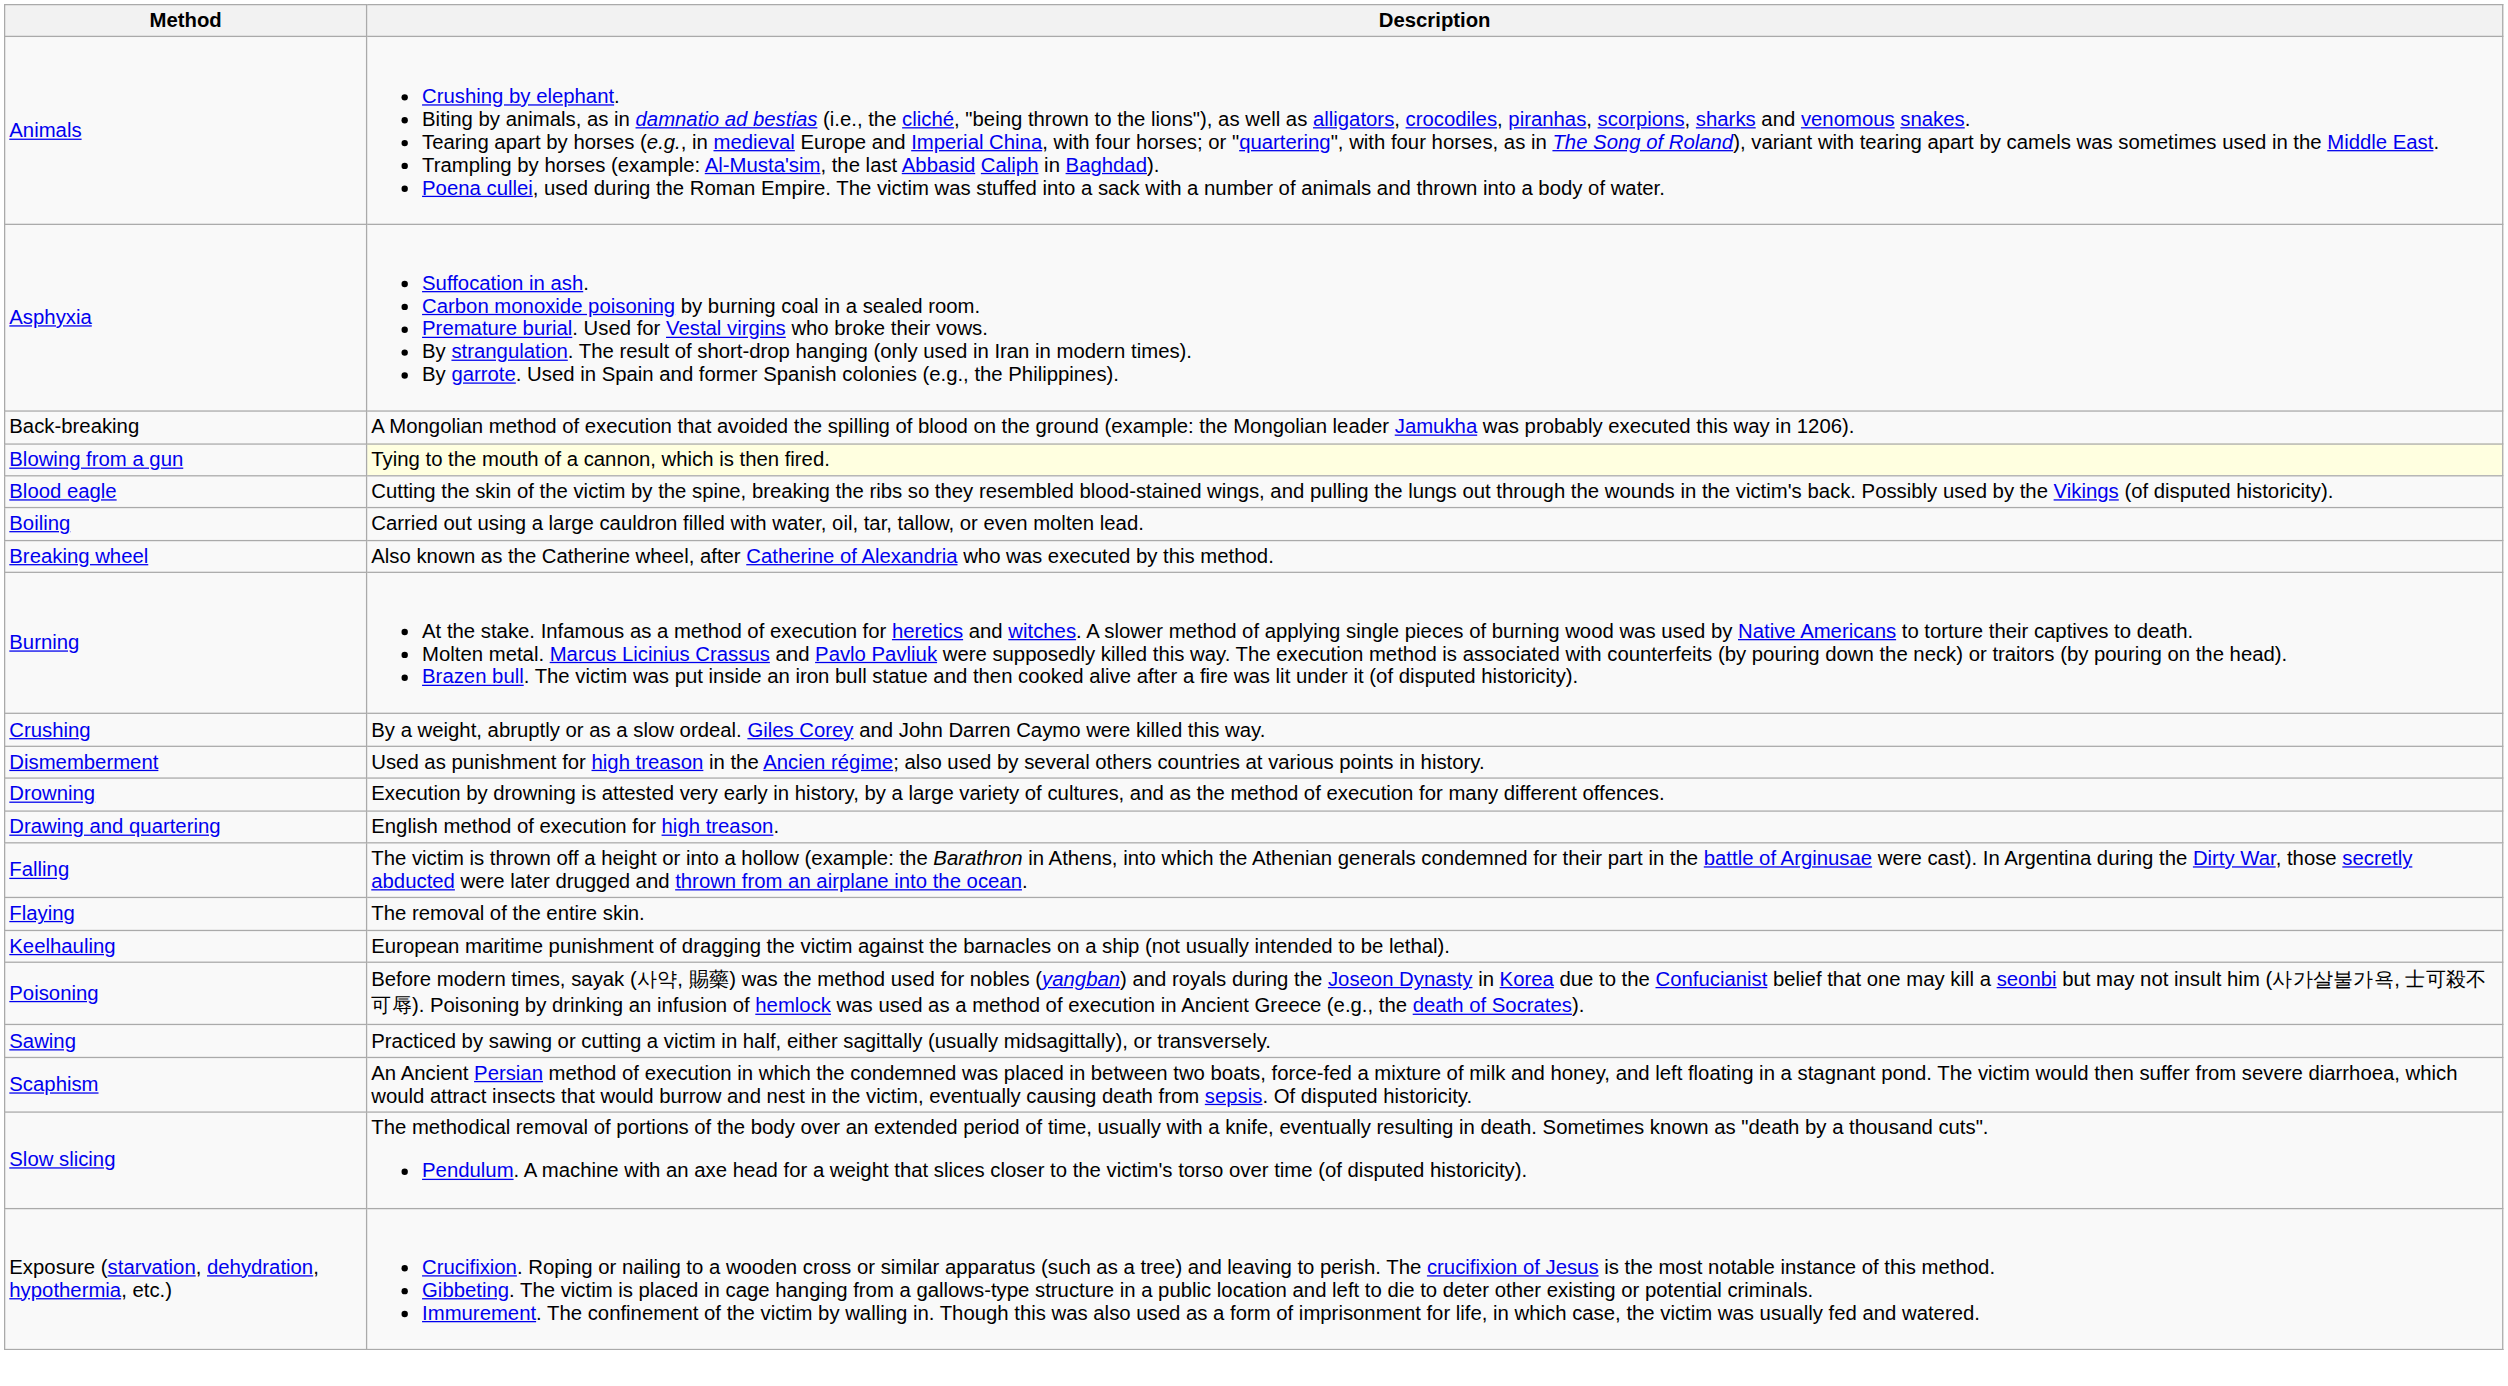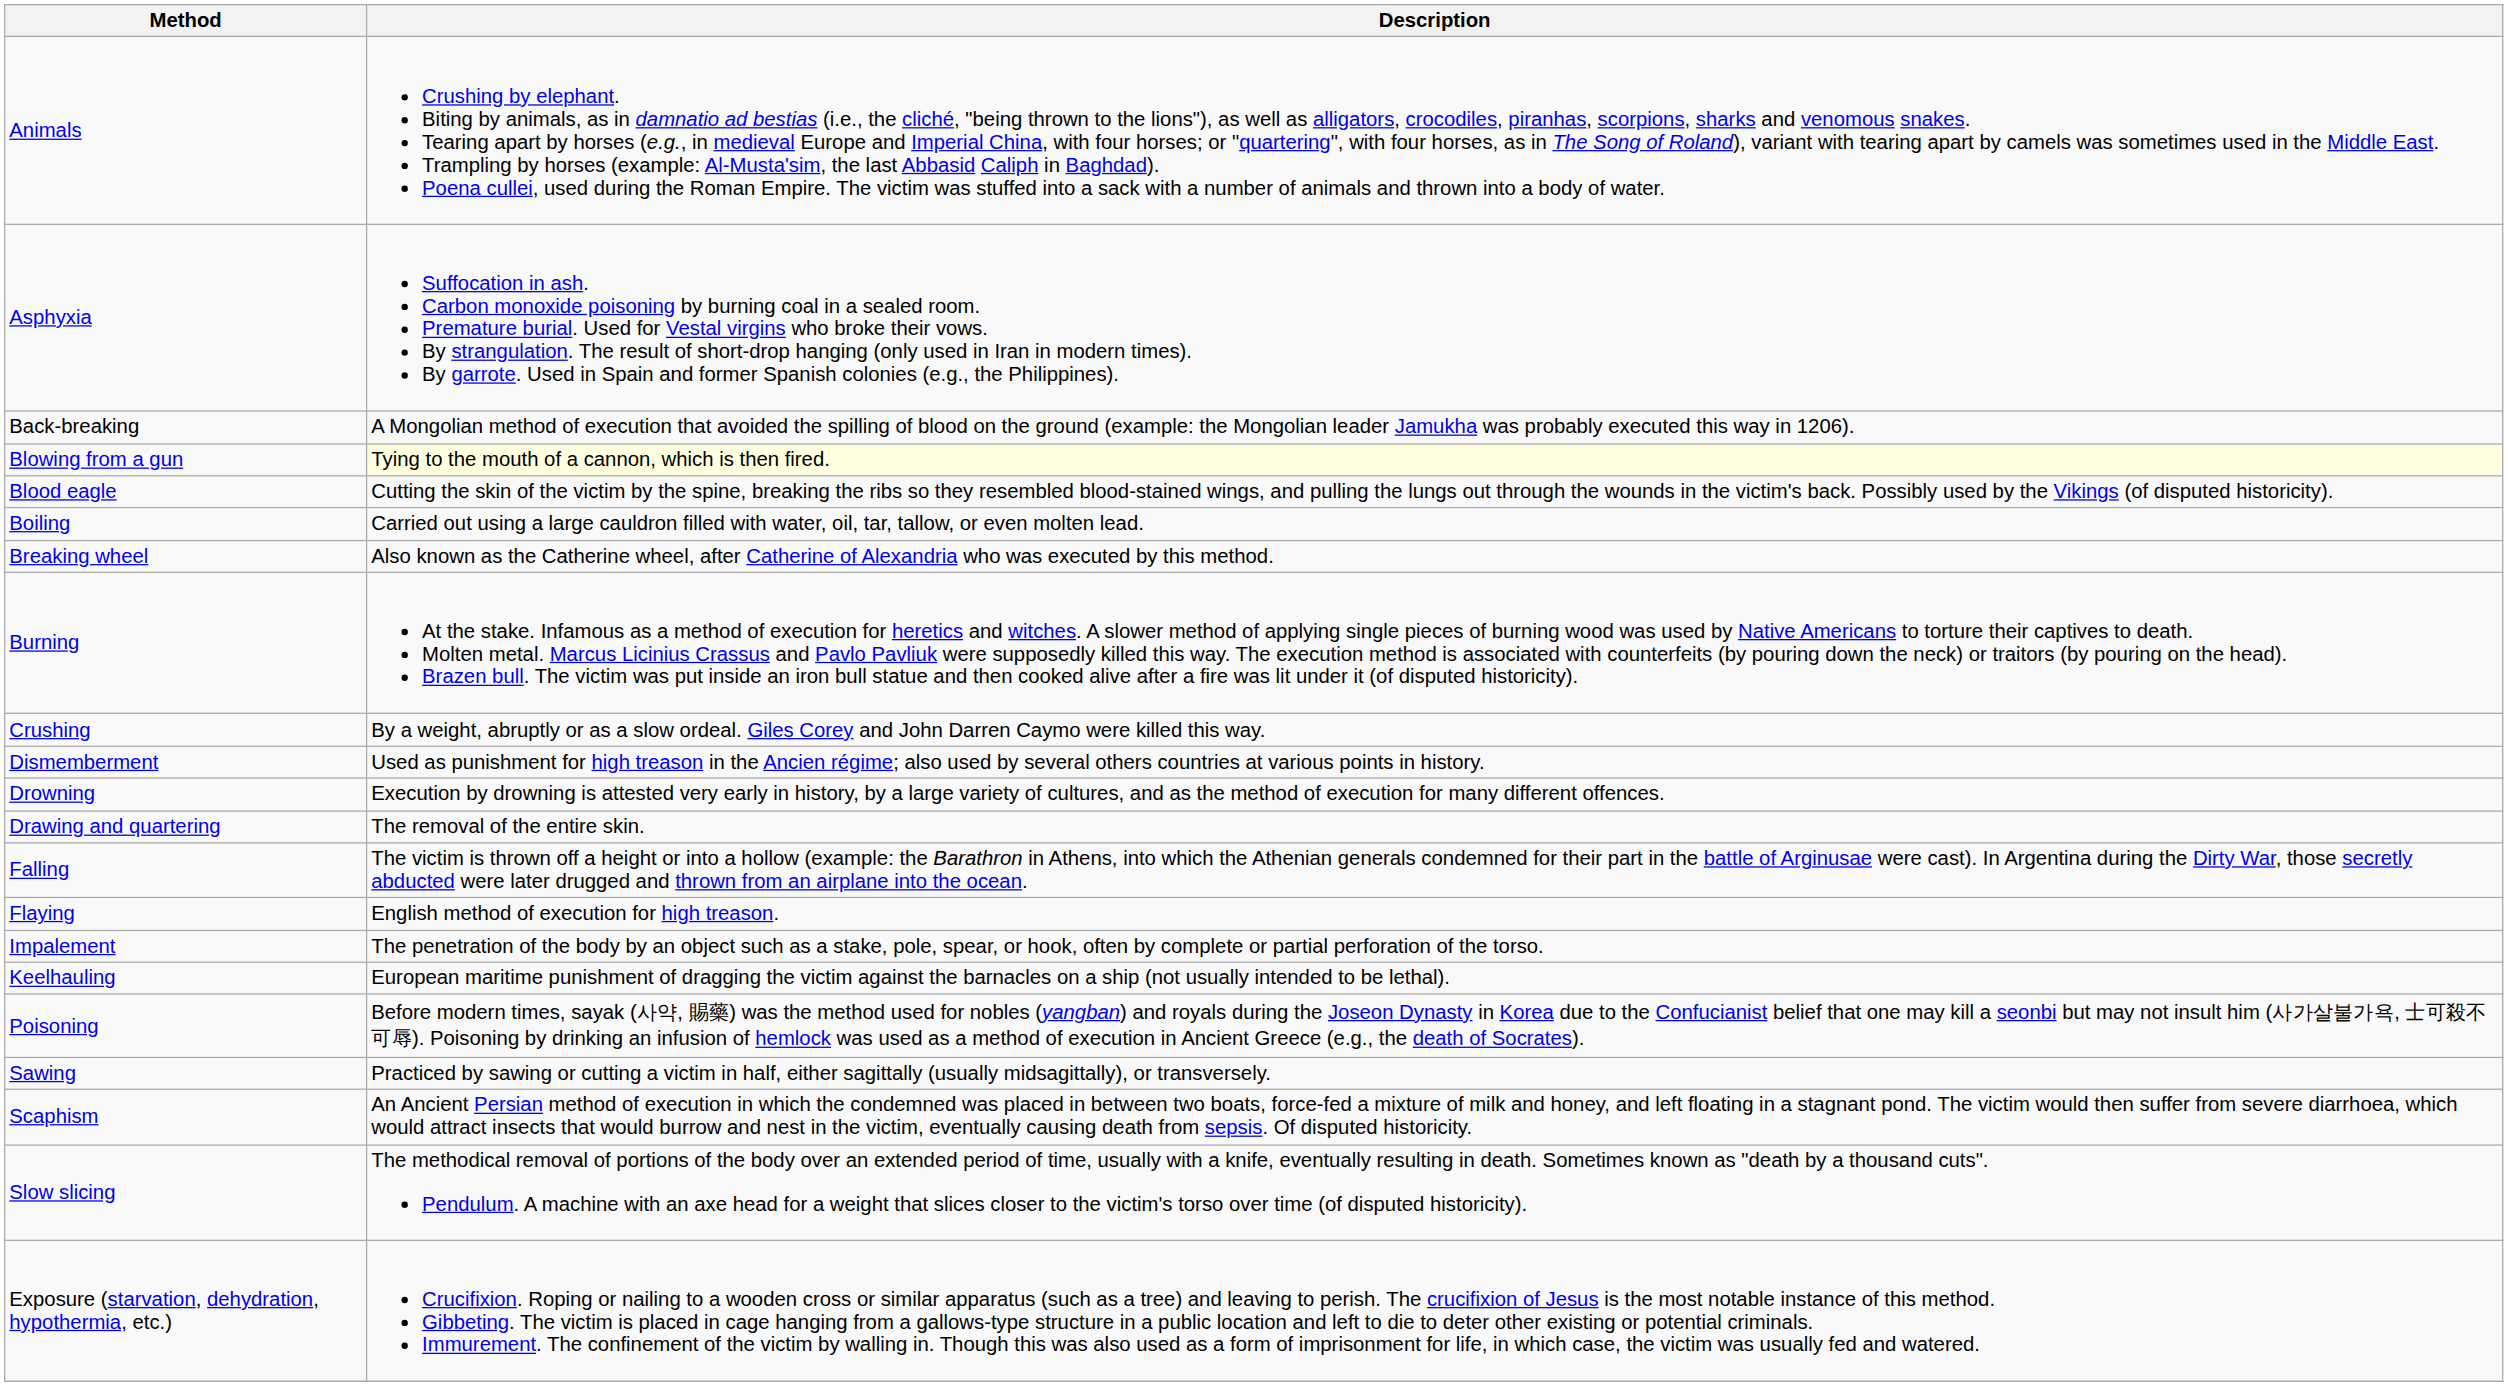(575, 826) English method of execution for high treason. -> (508, 826) The removal of the entire skin.
(508, 913) The removal of the entire skin. -> (575, 913) English method of execution for high treason.
+ row: (62, 945)
